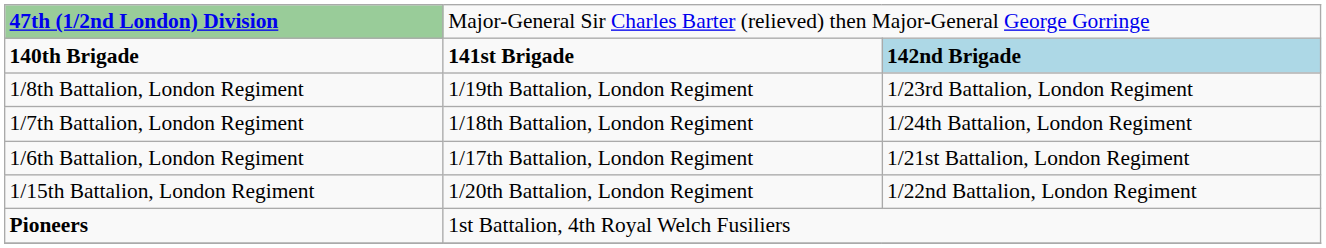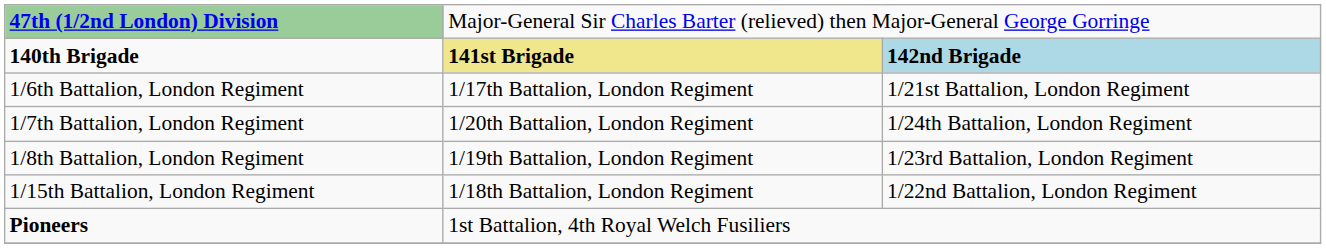(511, 55) no background -> (511, 55) khaki background
rows swapped: (157, 157) <-> (157, 89)
(601, 123) 1/18th Battalion, London Regiment -> (601, 123) 1/20th Battalion, London Regiment
(601, 191) 1/20th Battalion, London Regiment -> (601, 191) 1/18th Battalion, London Regiment
